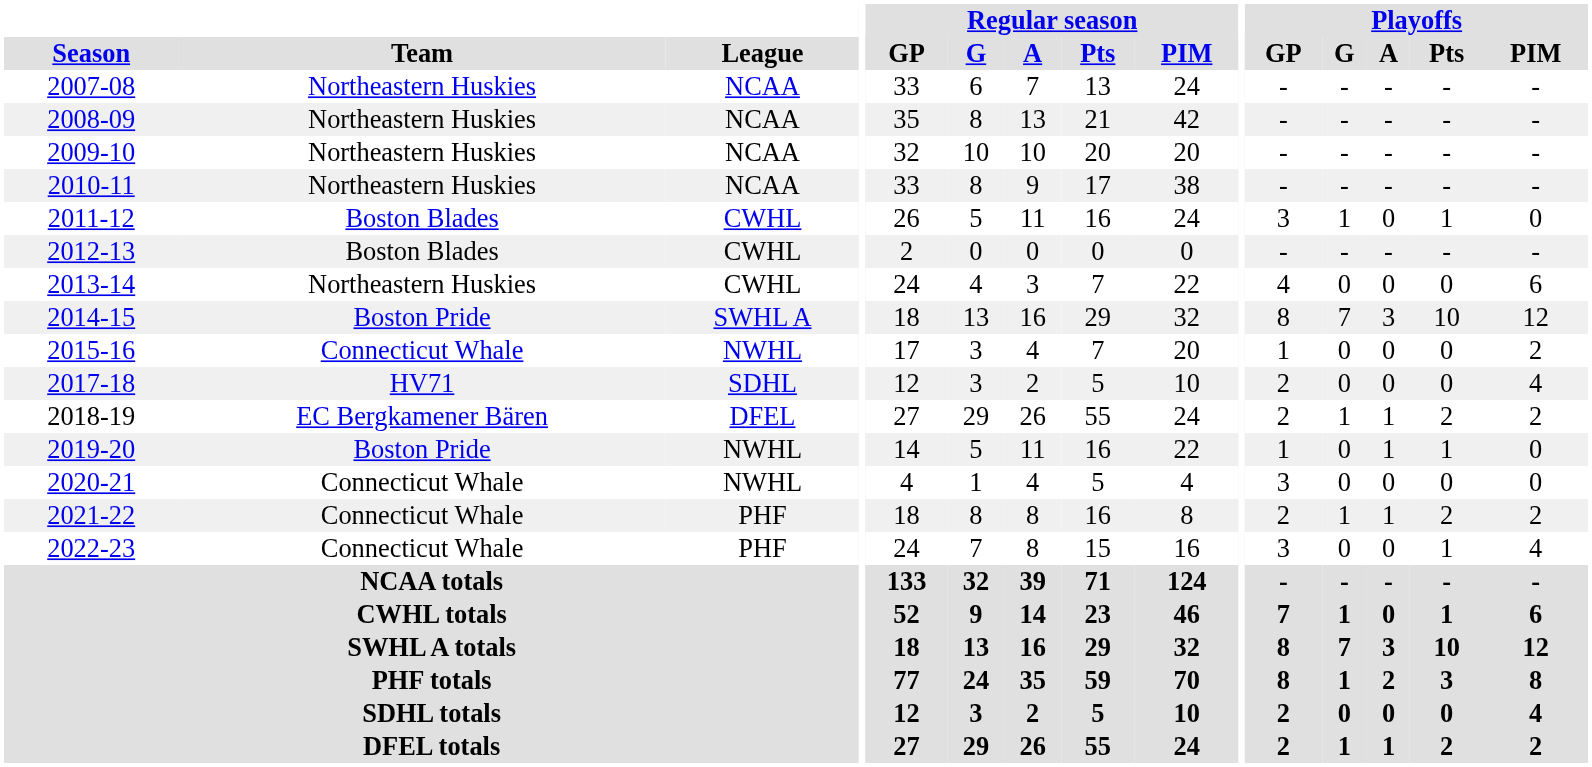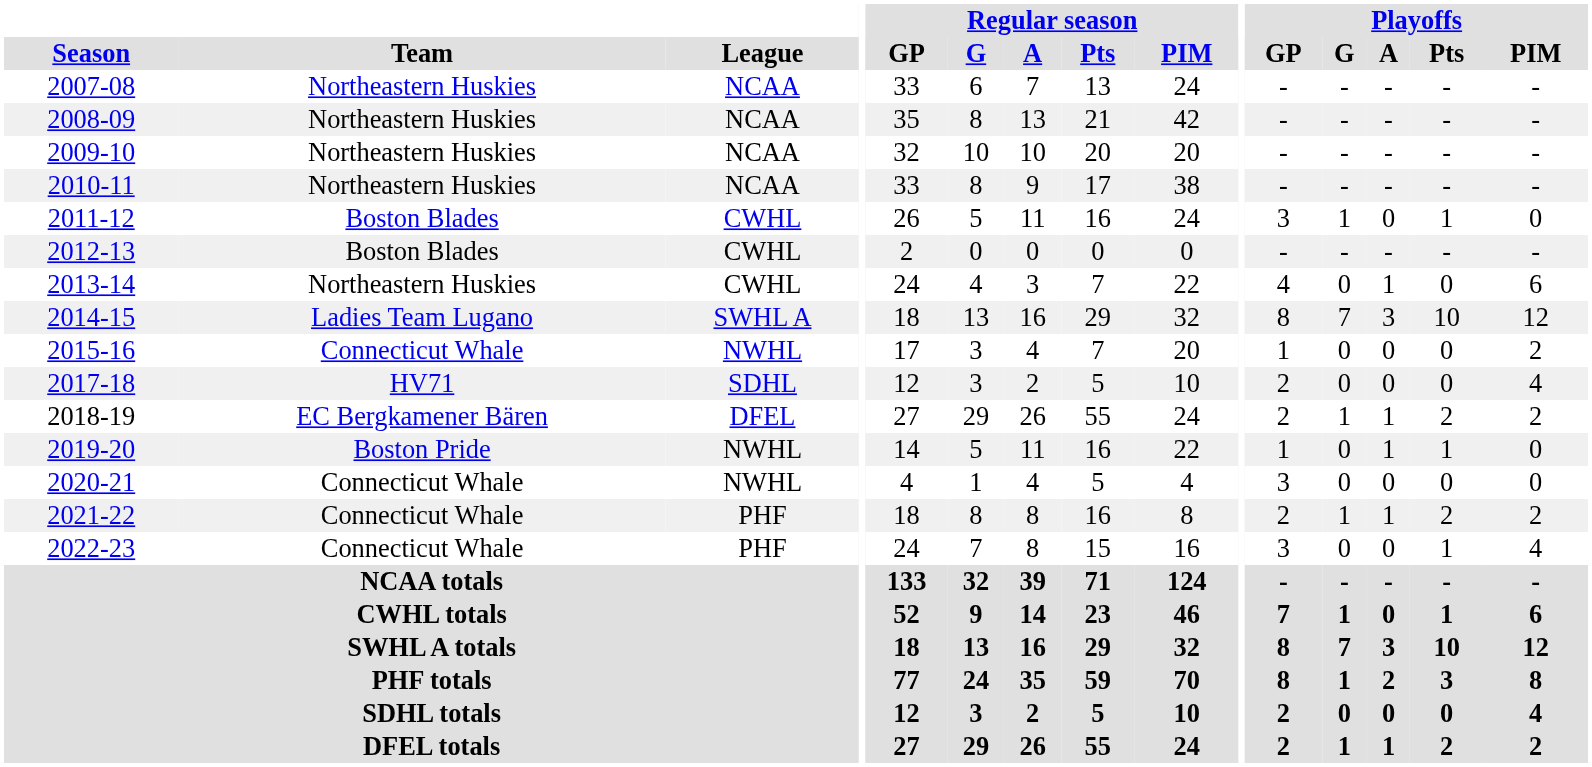(1389, 284) 0 -> (1389, 284) 1
(422, 317) Boston Pride -> (422, 317) Ladies Team Lugano
